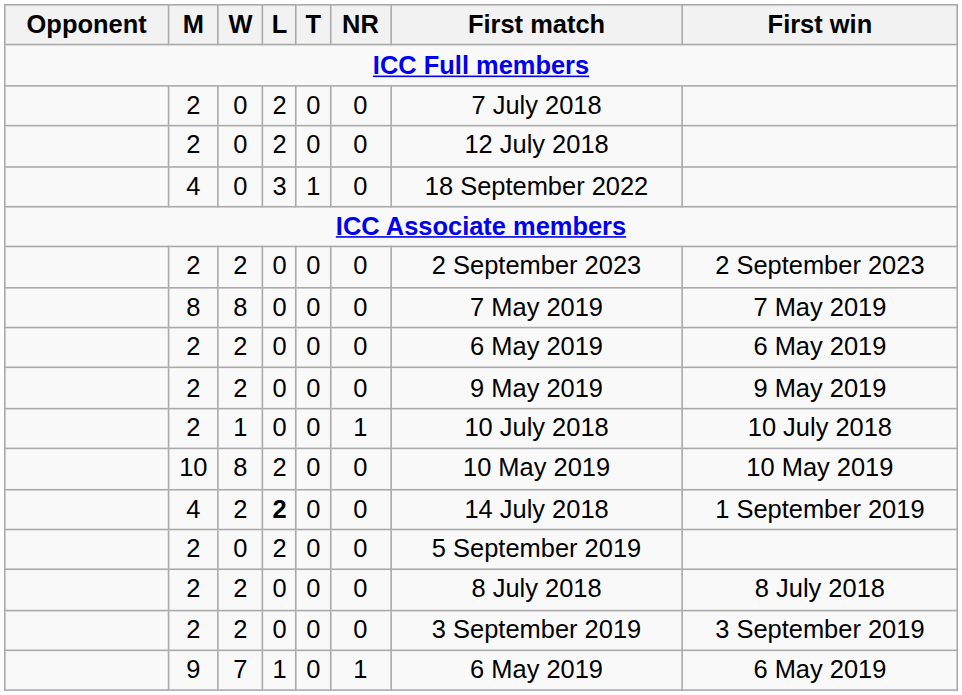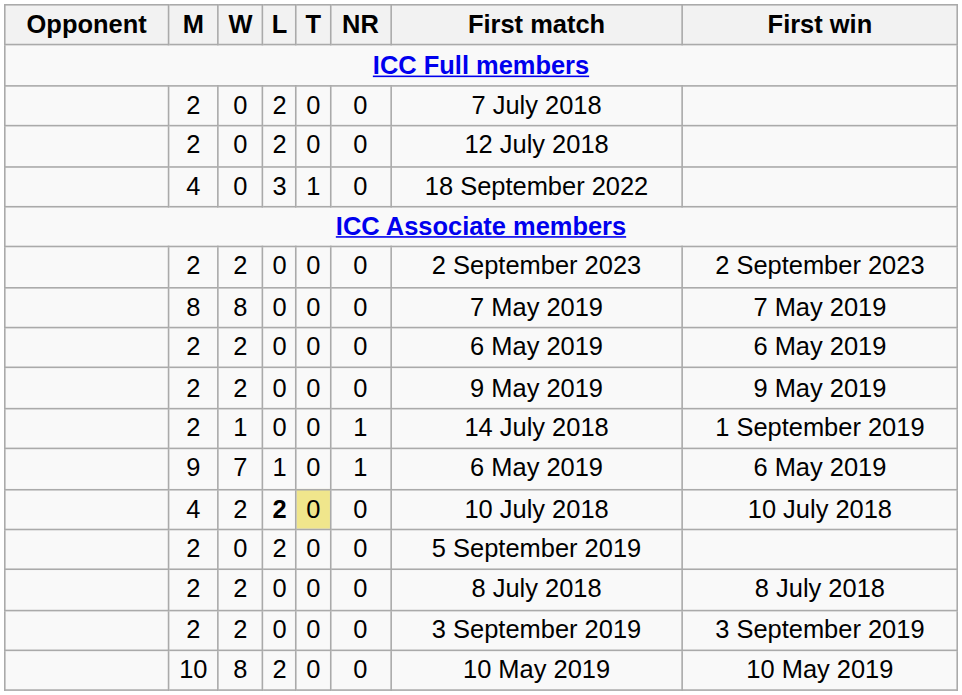(537, 428) 10 July 2018 -> (537, 428) 14 July 2018
(820, 428) 10 July 2018 -> (820, 428) 1 September 2019
rows swapped: (193, 468) <-> (193, 670)
(313, 508) no background -> (313, 508) khaki background
(537, 508) 14 July 2018 -> (537, 508) 10 July 2018
(820, 508) 1 September 2019 -> (820, 508) 10 July 2018
